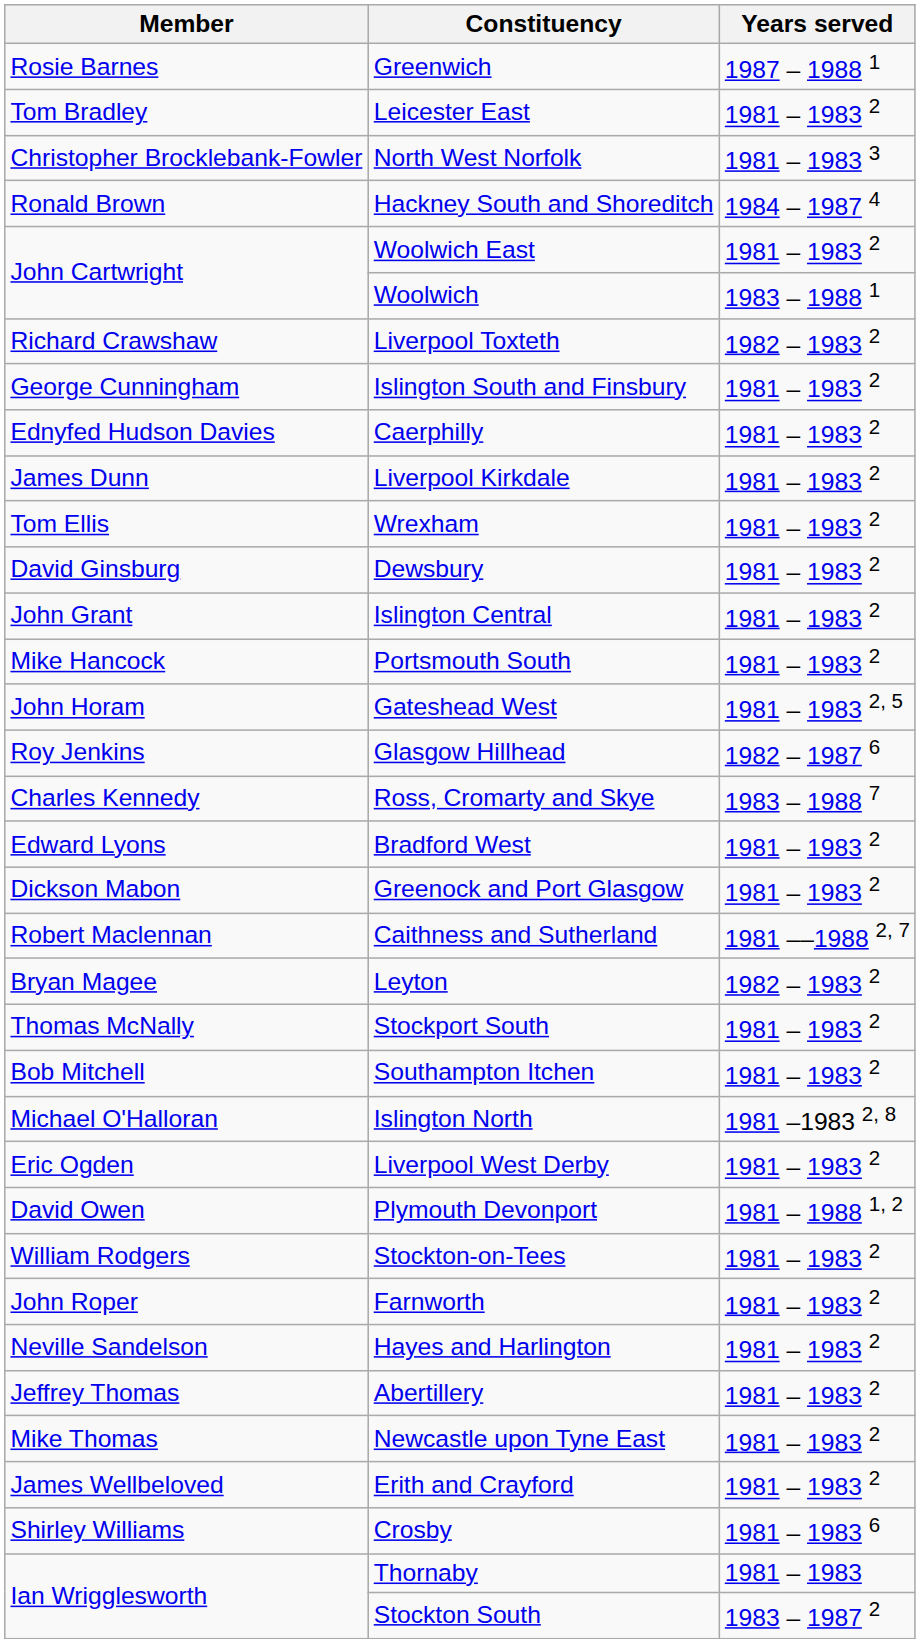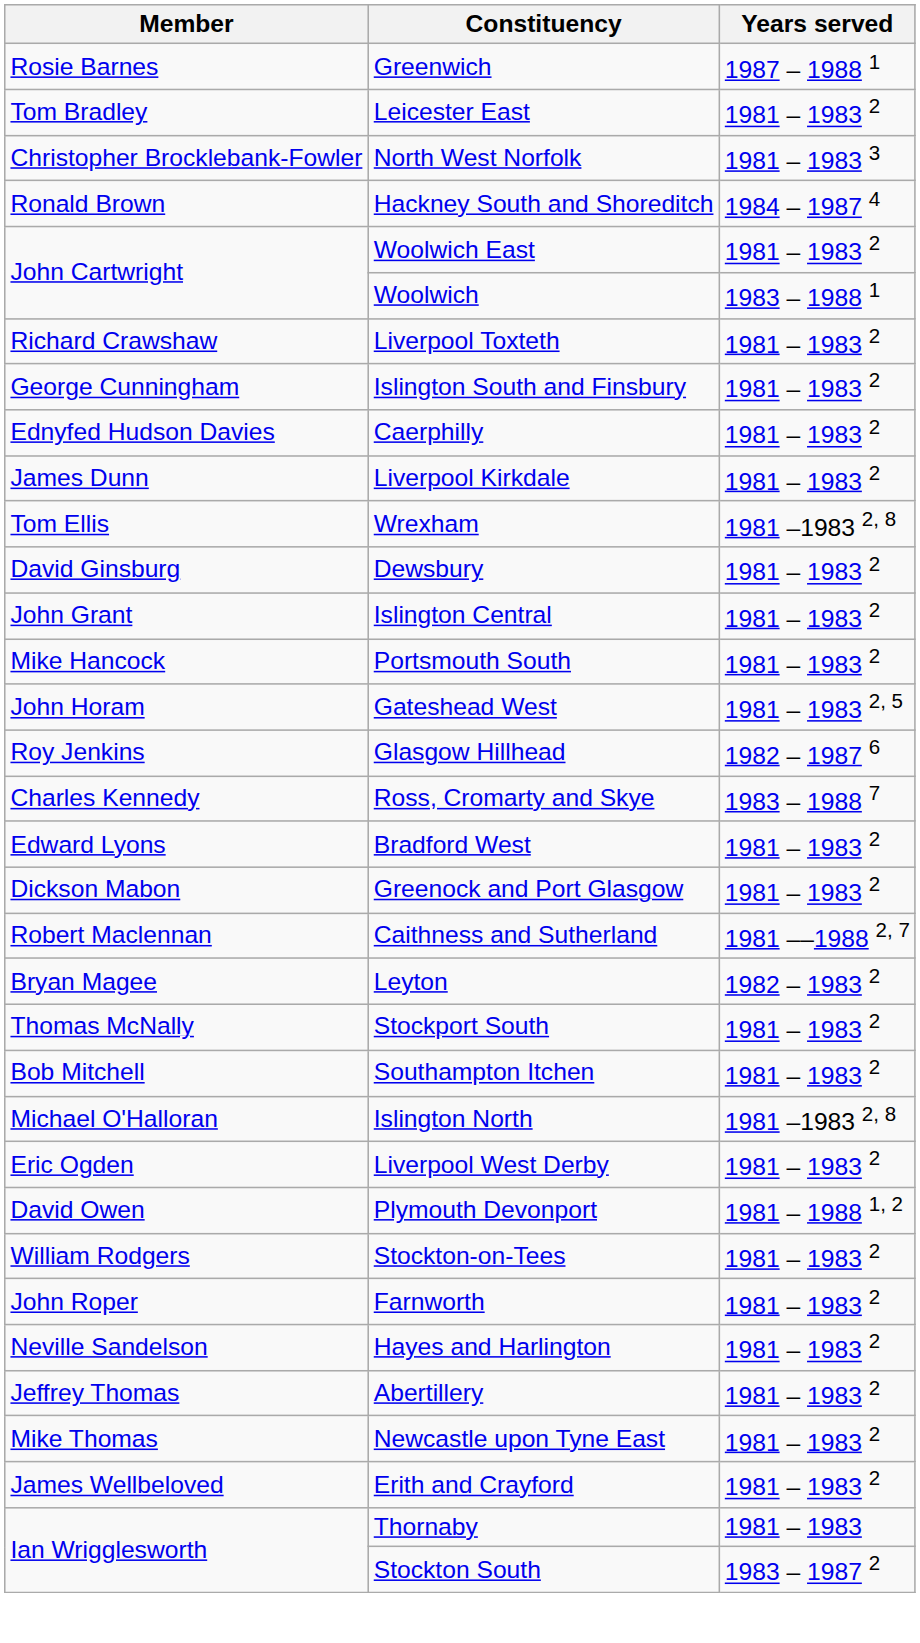(802, 340) 1982 – 1983 2 -> (802, 340) 1981 – 1983 2
(802, 523) 1981 – 1983 2 -> (810, 523) 1981 –1983 2, 8
- row: (413, 1530)
